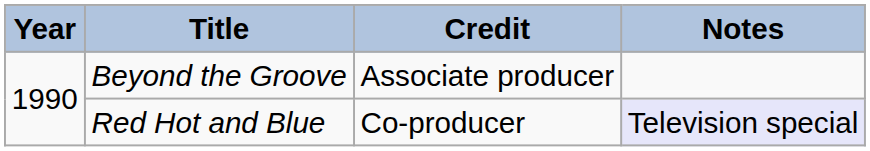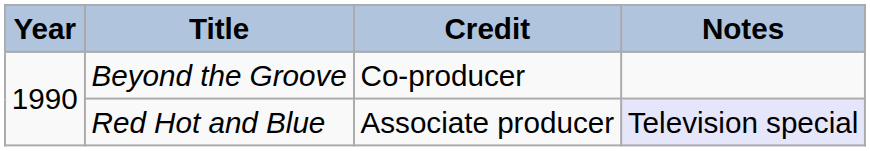(487, 76) Associate producer -> (443, 76) Co-producer
(443, 122) Co-producer -> (487, 122) Associate producer
